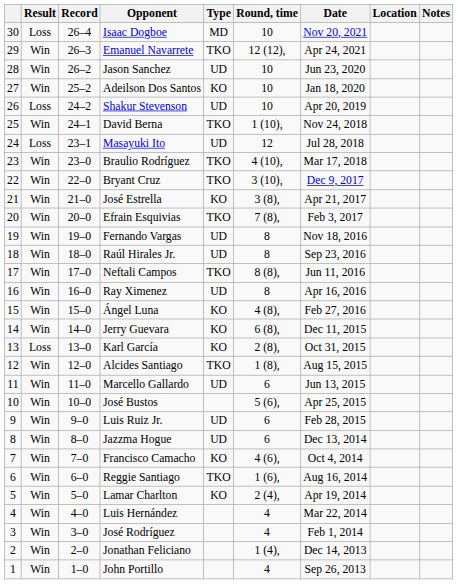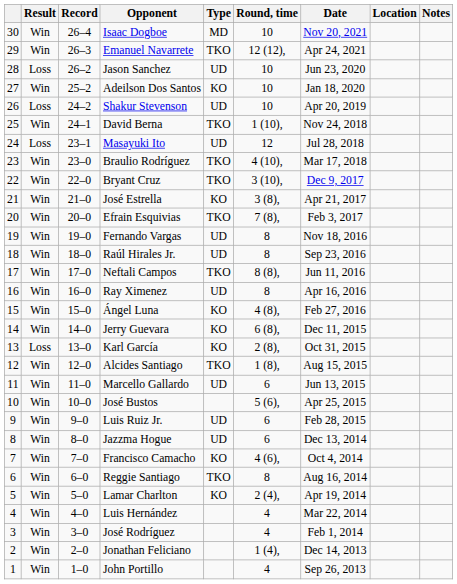(40, 32) Loss -> (40, 32) Win
(40, 69) Win -> (40, 69) Loss
(267, 476) 1 (6), -> (267, 476) 8
